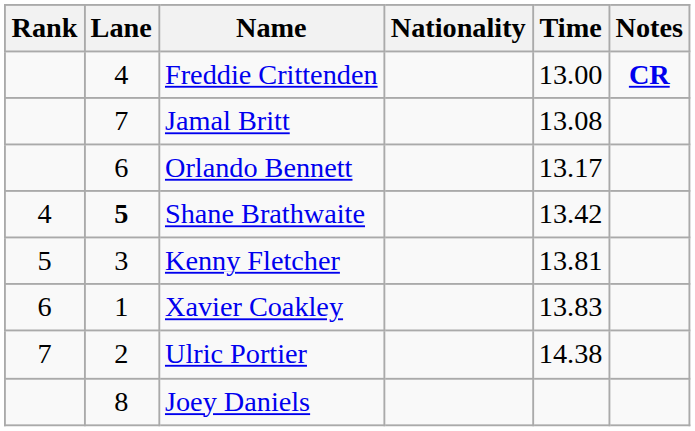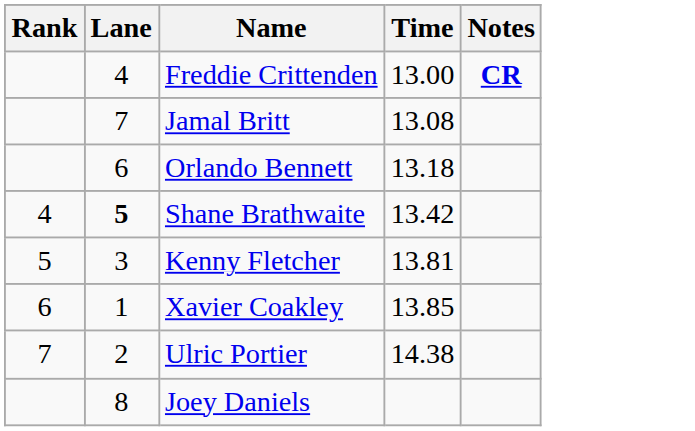- column: (458, 27)
(571, 167) 13.17 -> (423, 167) 13.18
(571, 307) 13.83 -> (423, 307) 13.85
